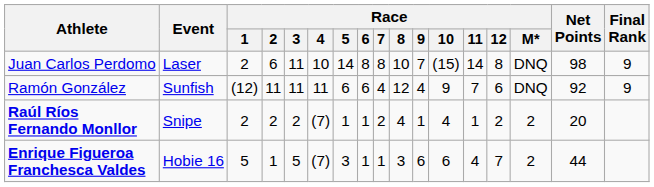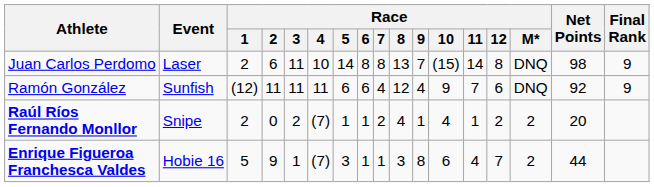(401, 64) 10 -> (401, 64) 13
(273, 121) 2 -> (273, 121) 0
(273, 162) 1 -> (273, 162) 9
(296, 162) 5 -> (296, 162) 1
(421, 162) 6 -> (421, 162) 8
